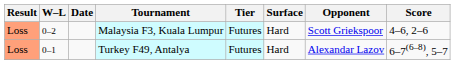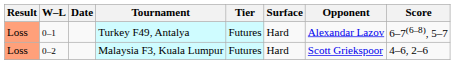rows swapped: (144, 49) <-> (161, 30)
